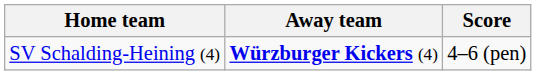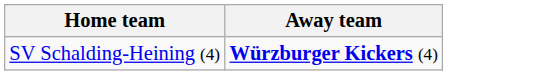- column: (487, 20)
